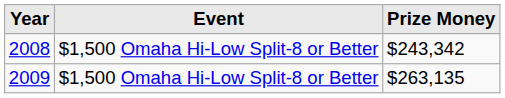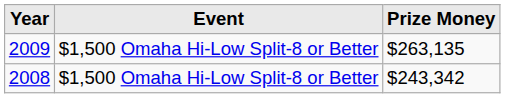rows swapped: (30, 48) <-> (30, 78)
